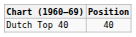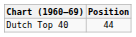(109, 25) 40 -> (109, 25) 44
